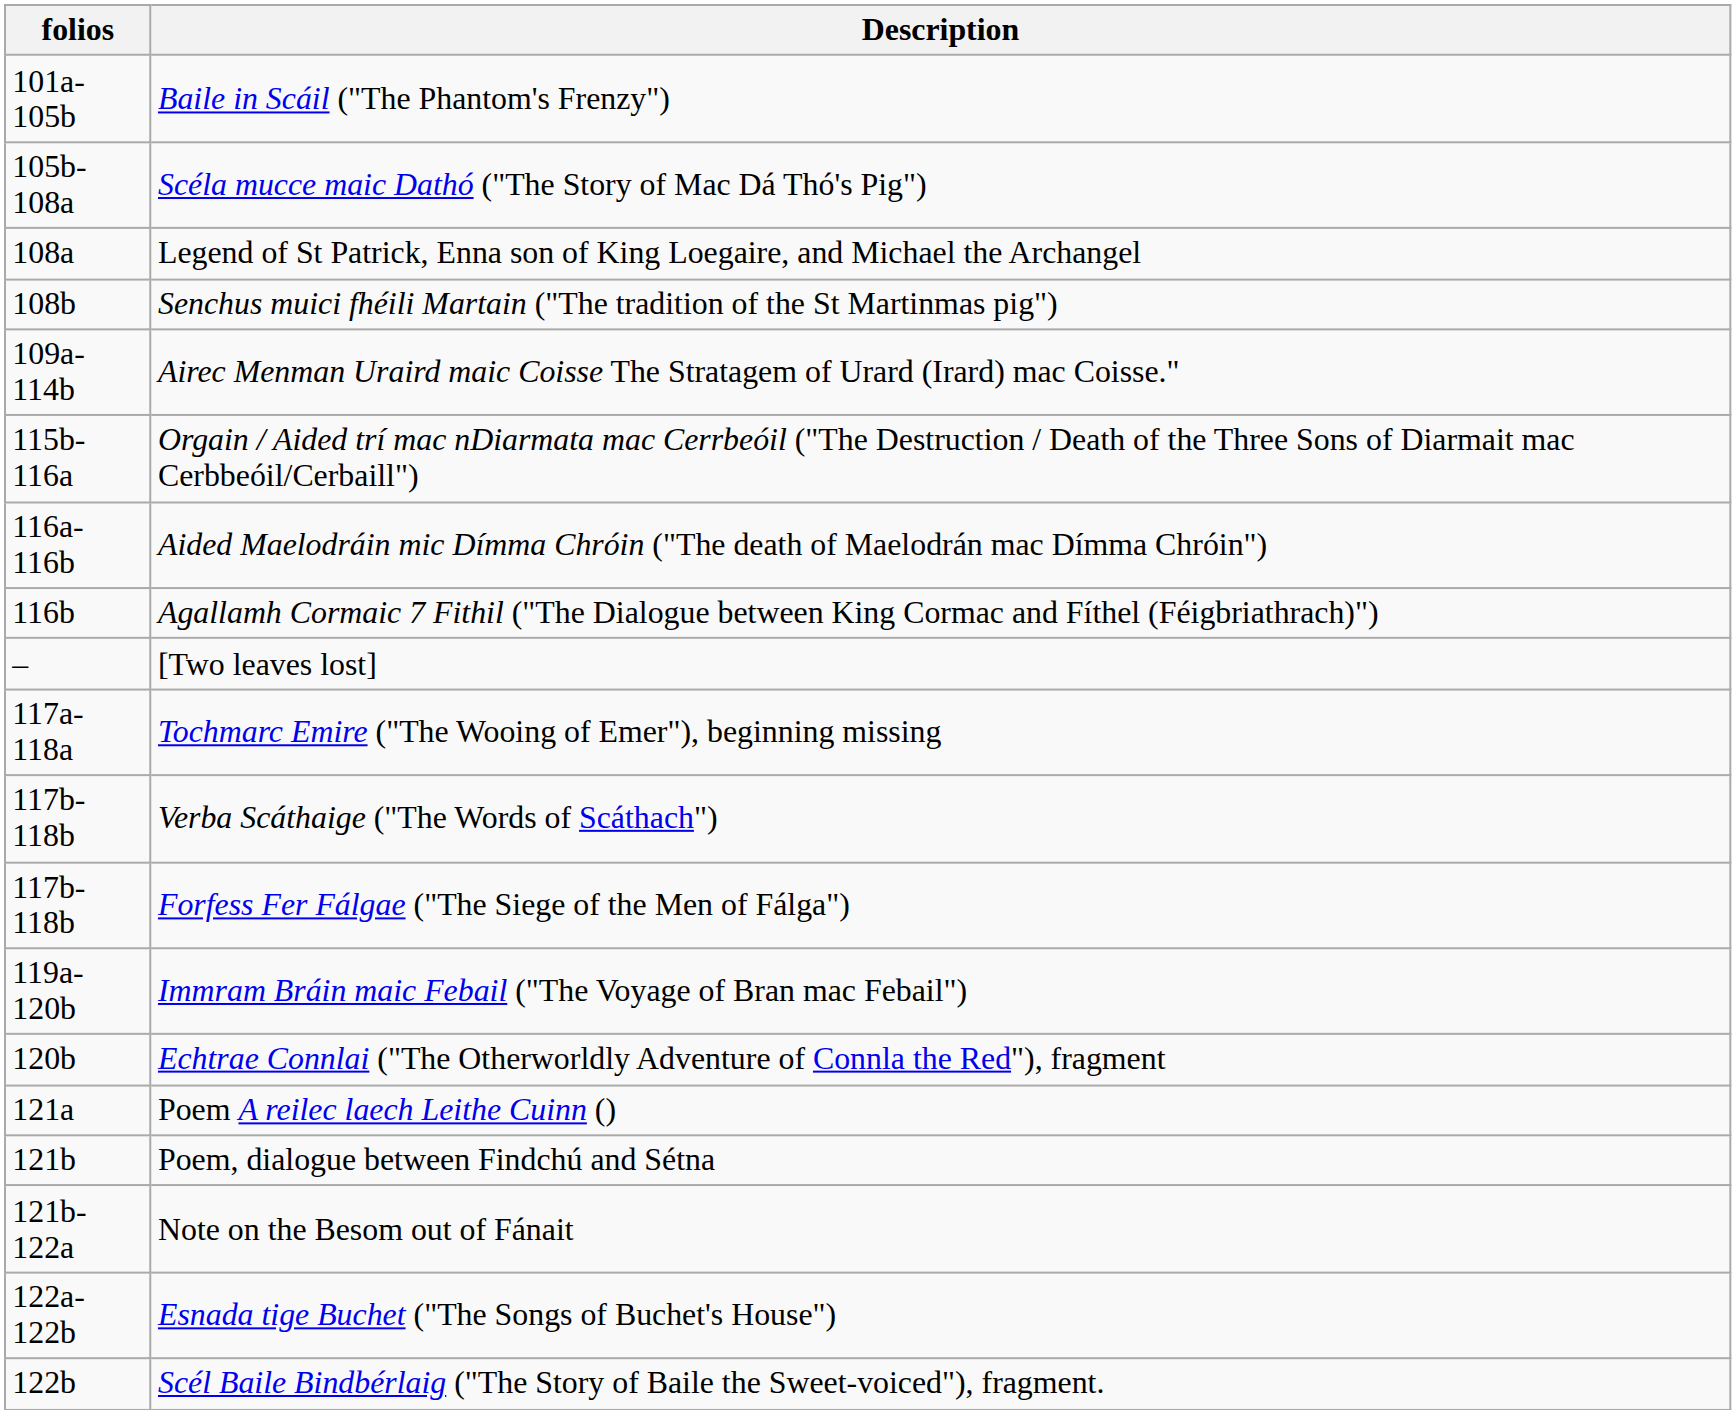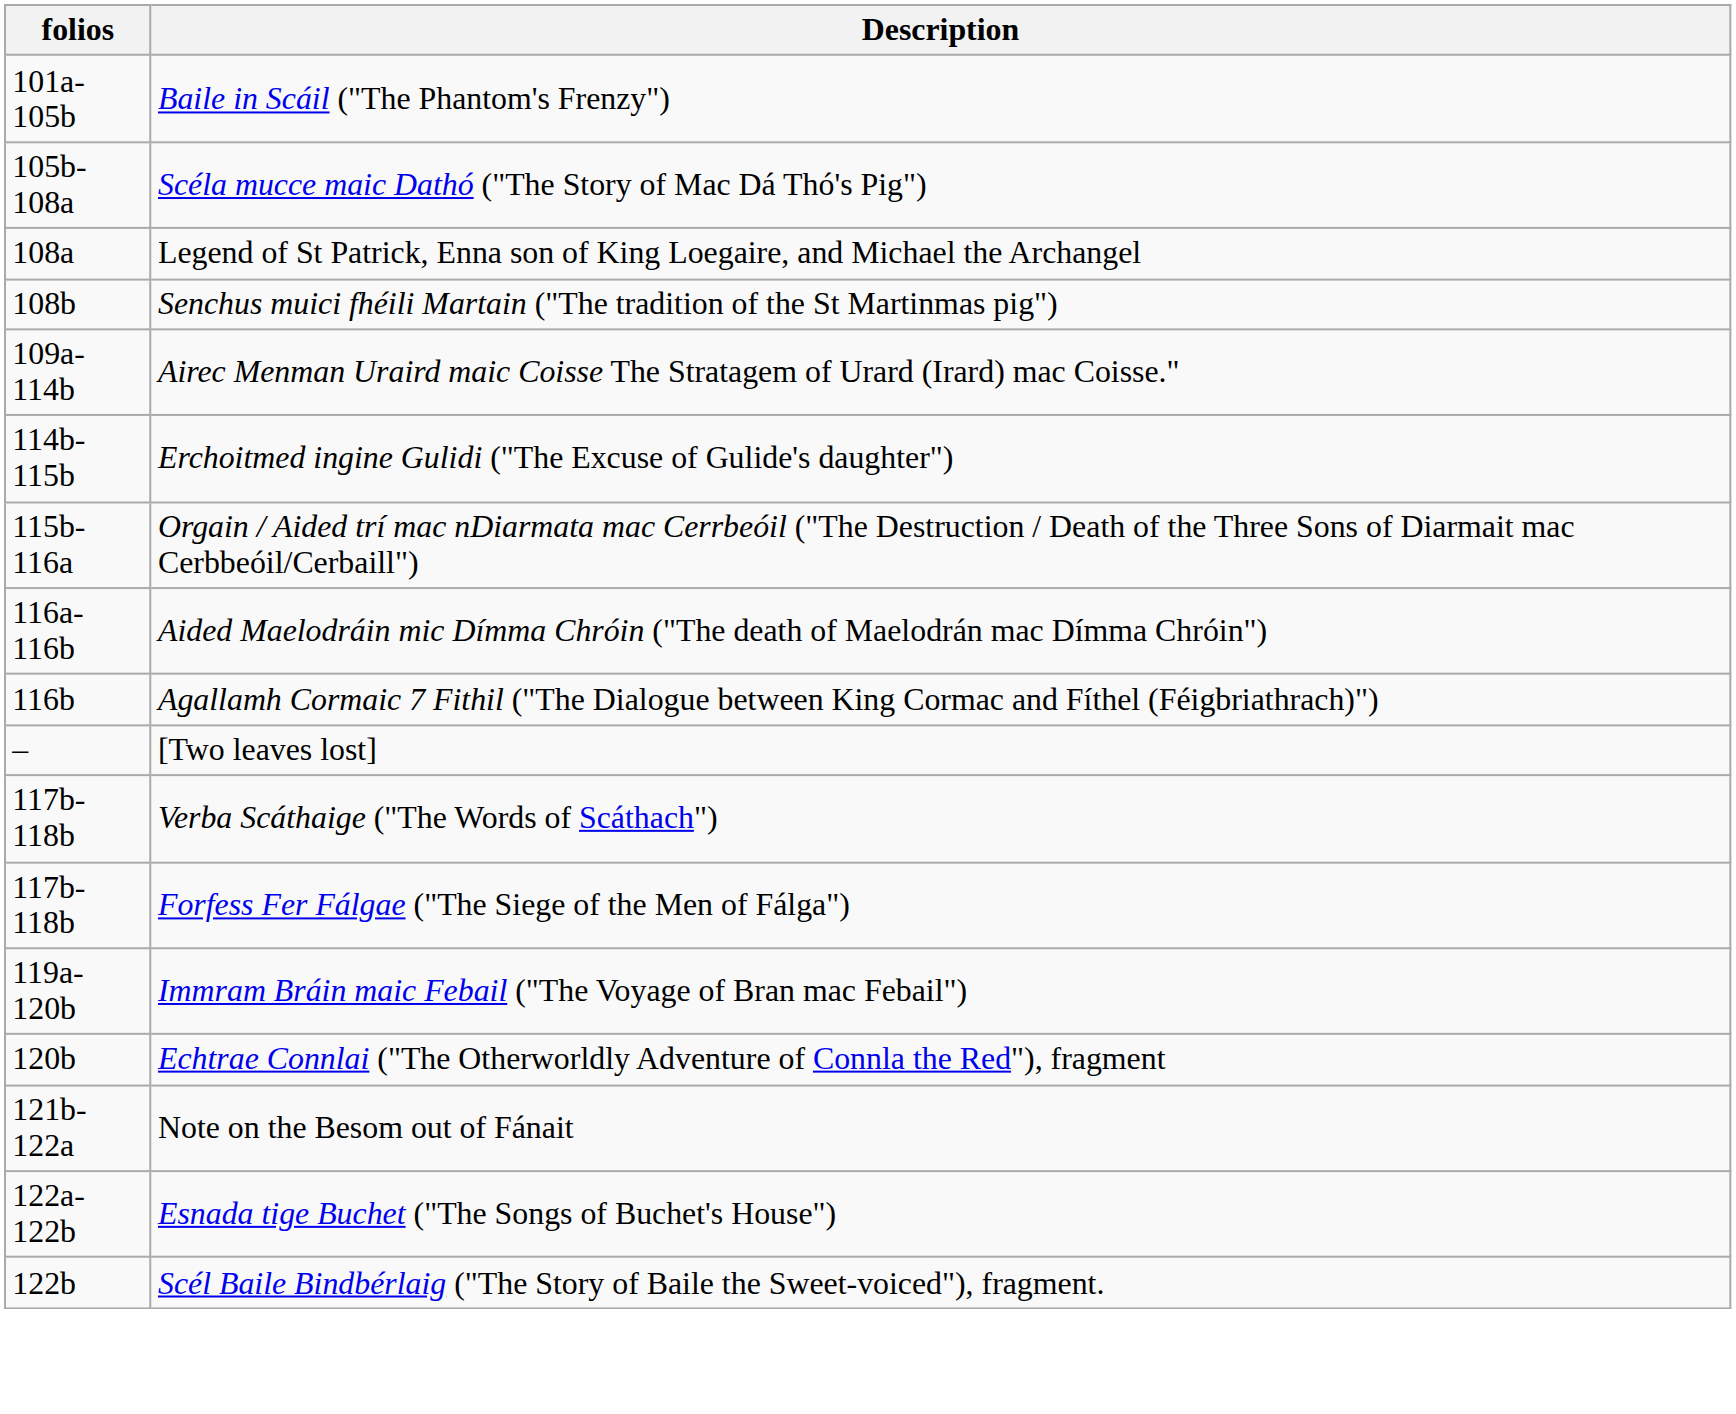+ row: (556, 458)
- row: (550, 731)
- row: (387, 1109)
- row: (437, 1160)
